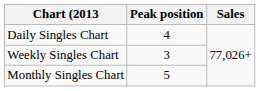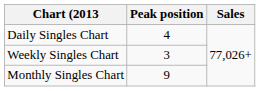(167, 75) 5 -> (167, 75) 9
